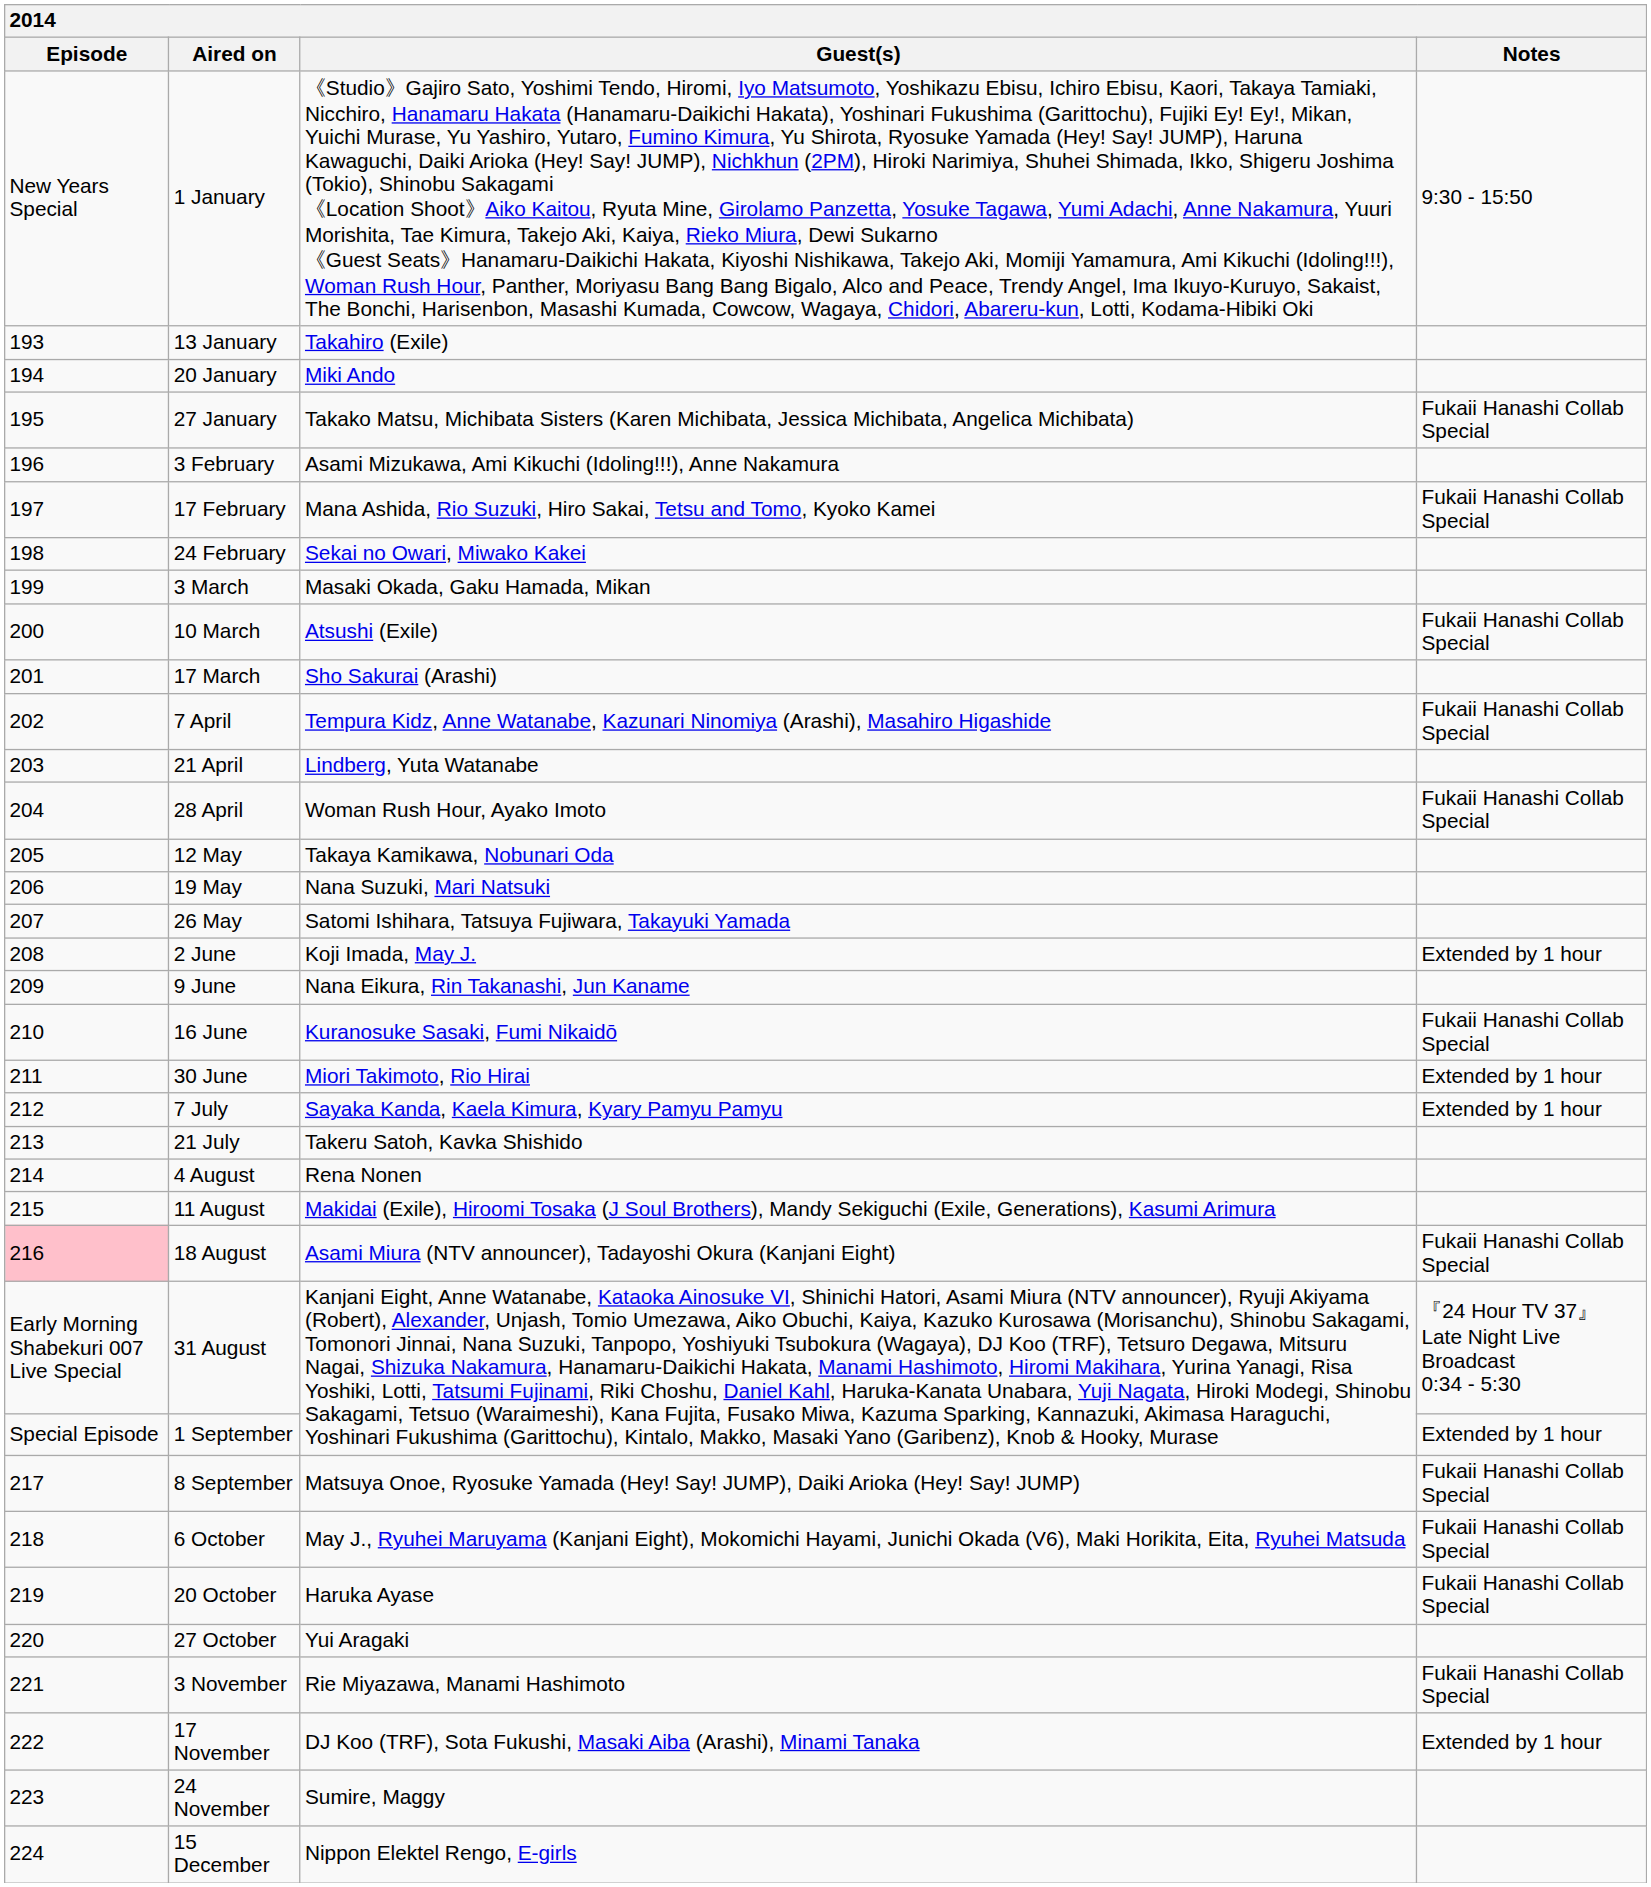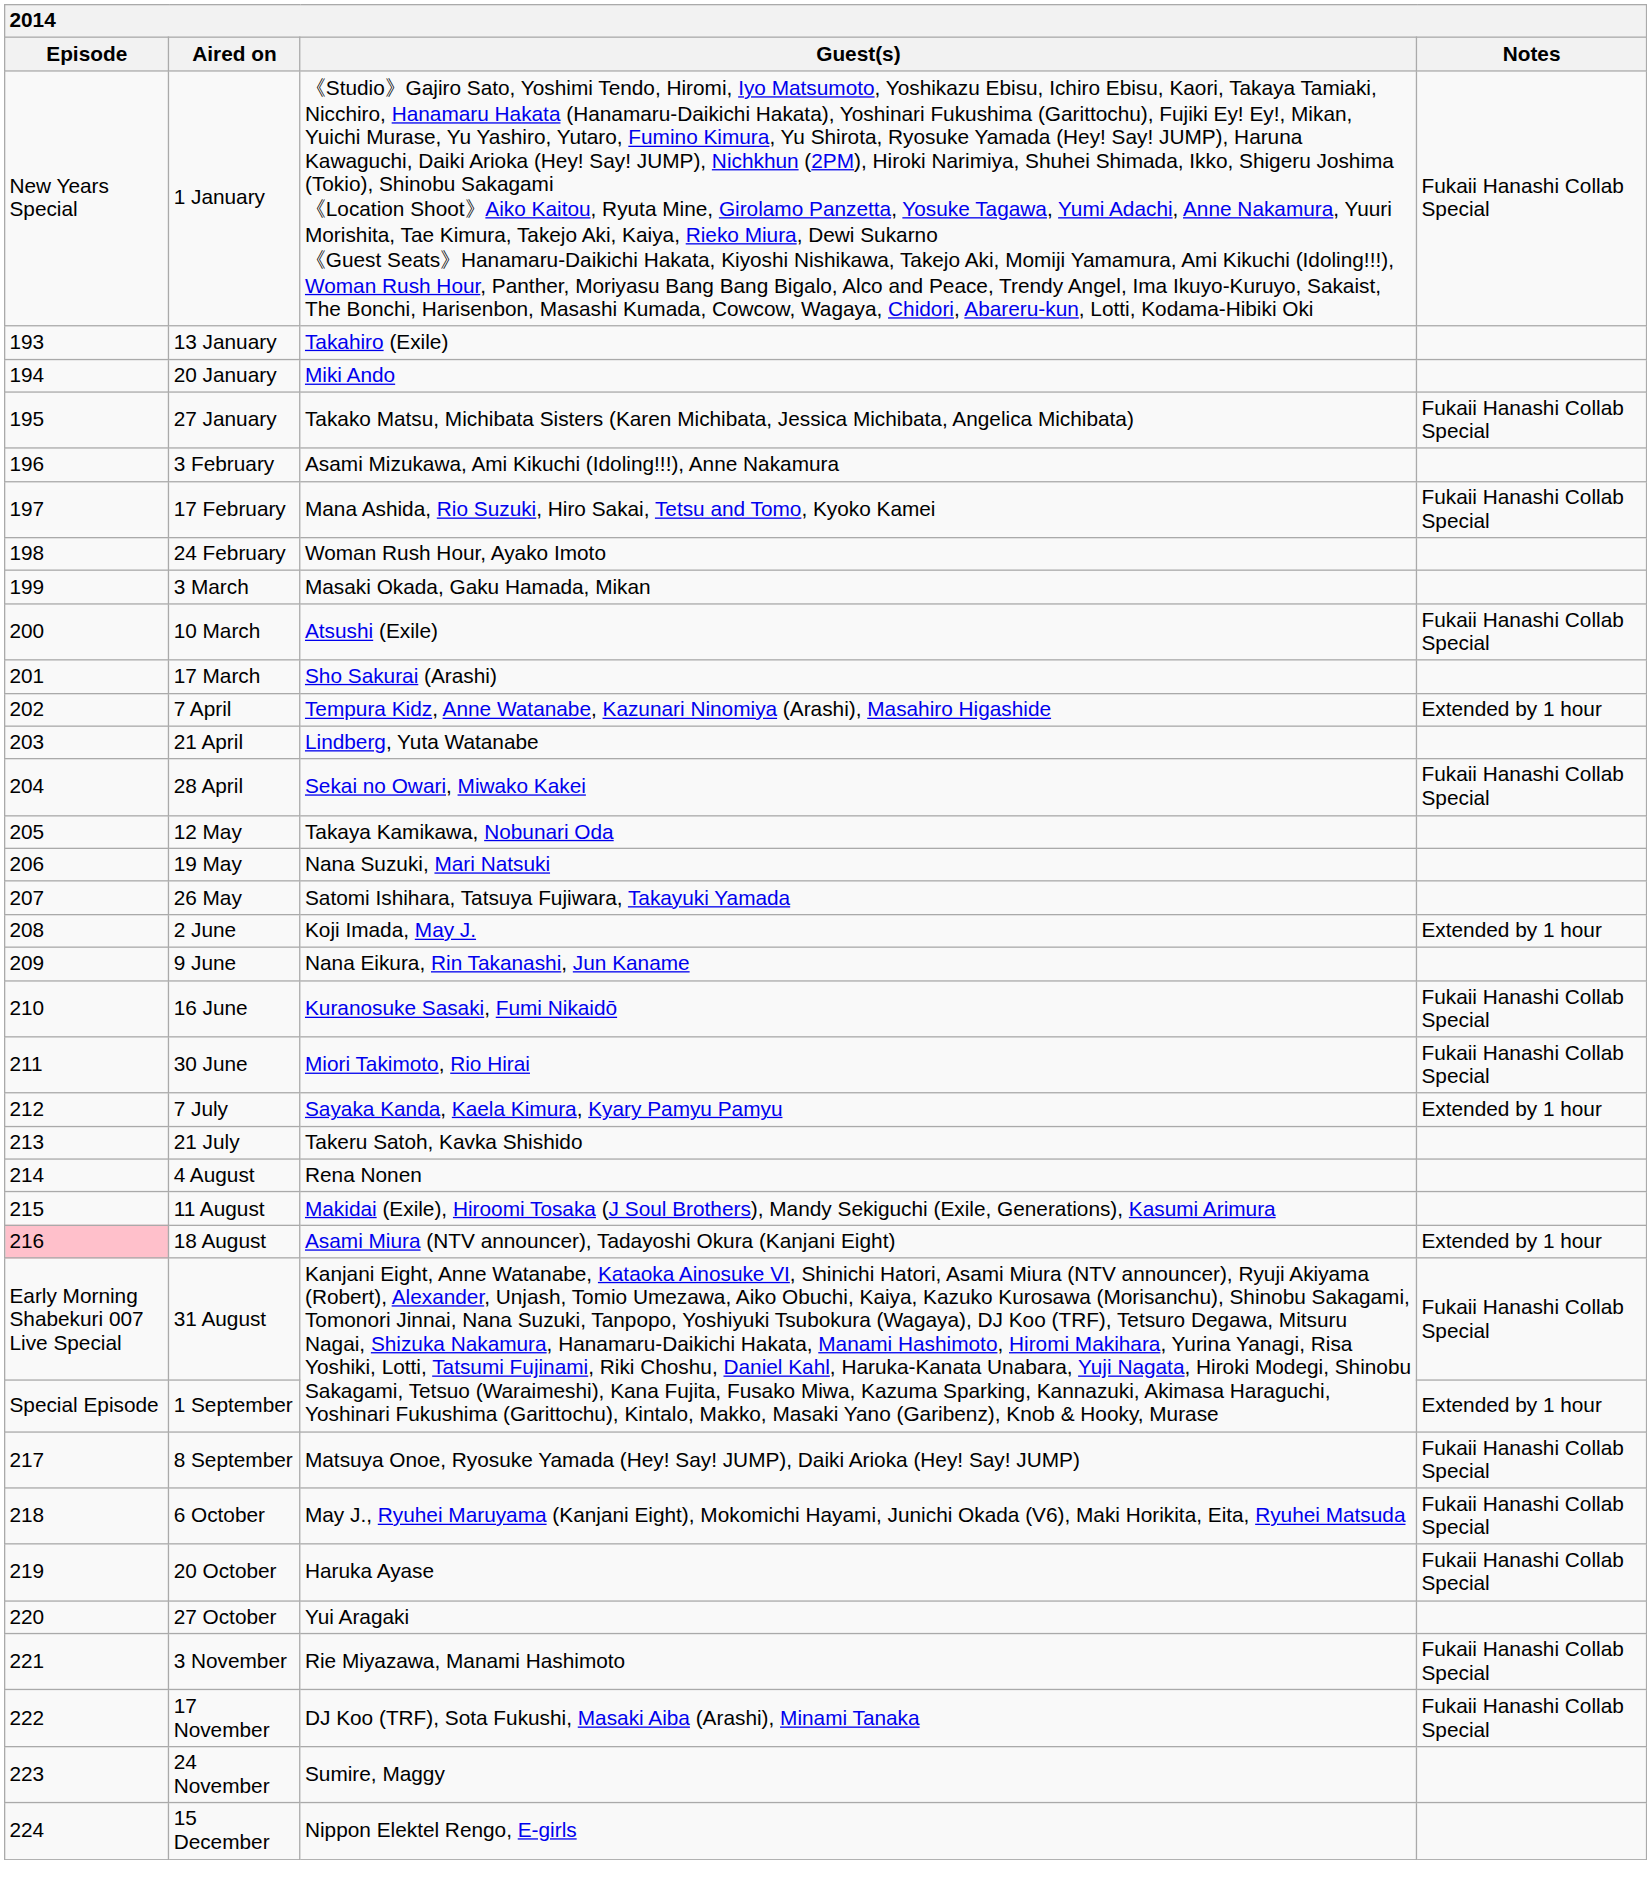(1477, 198) 9:30 - 15:50 -> (1523, 198) Fukaii Hanashi Collab Special
(445, 553) Sekai no Owari, Miwako Kakei -> (455, 553) Woman Rush Hour, Ayako Imoto
(1523, 721) Fukaii Hanashi Collab Special -> (1512, 709) Extended by 1 hour
(455, 810) Woman Rush Hour, Ayako Imoto -> (445, 787) Sekai no Owari, Miwako Kakei
(1512, 1076) Extended by 1 hour -> (1523, 1064) Fukaii Hanashi Collab Special
(1523, 1253) Fukaii Hanashi Collab Special -> (1512, 1241) Extended by 1 hour
(1510, 1348) 『24 Hour TV 37』 Late Night Live Broadcast 0:34 - 5:30 -> (1523, 1319) Fukaii Hanashi Collab Special
(1512, 1741) Extended by 1 hour -> (1523, 1717) Fukaii Hanashi Collab Special
